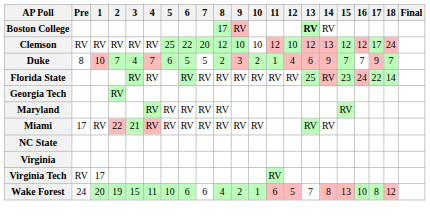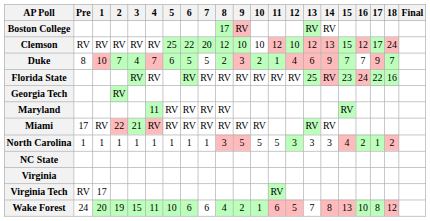(310, 29) bold -> (312, 29) normal
(346, 45) 12 -> (347, 45) 15
(391, 77) 14 -> (392, 77) 16
(152, 110) RV -> (154, 110) 11
+ row: (39, 143)
